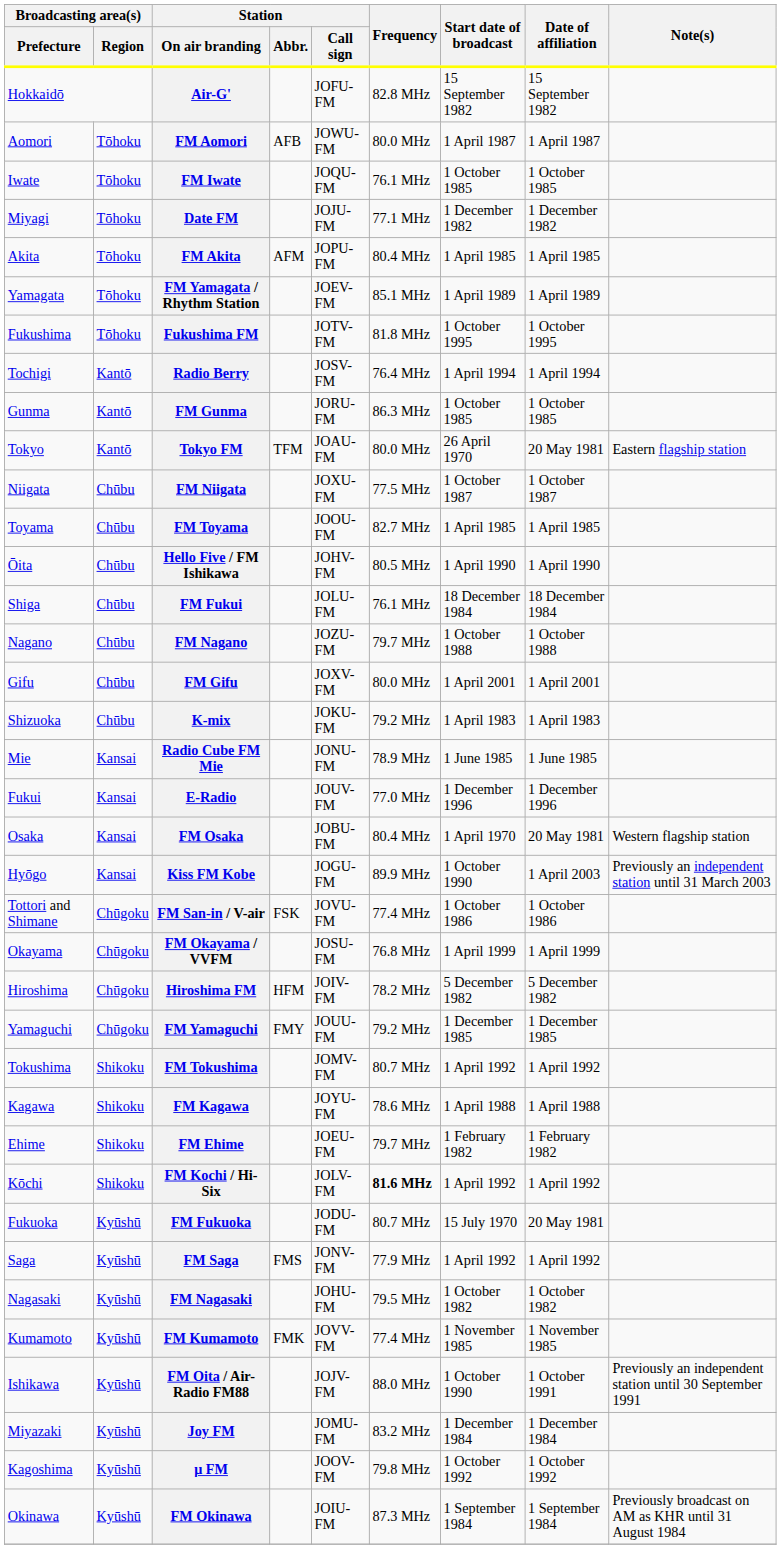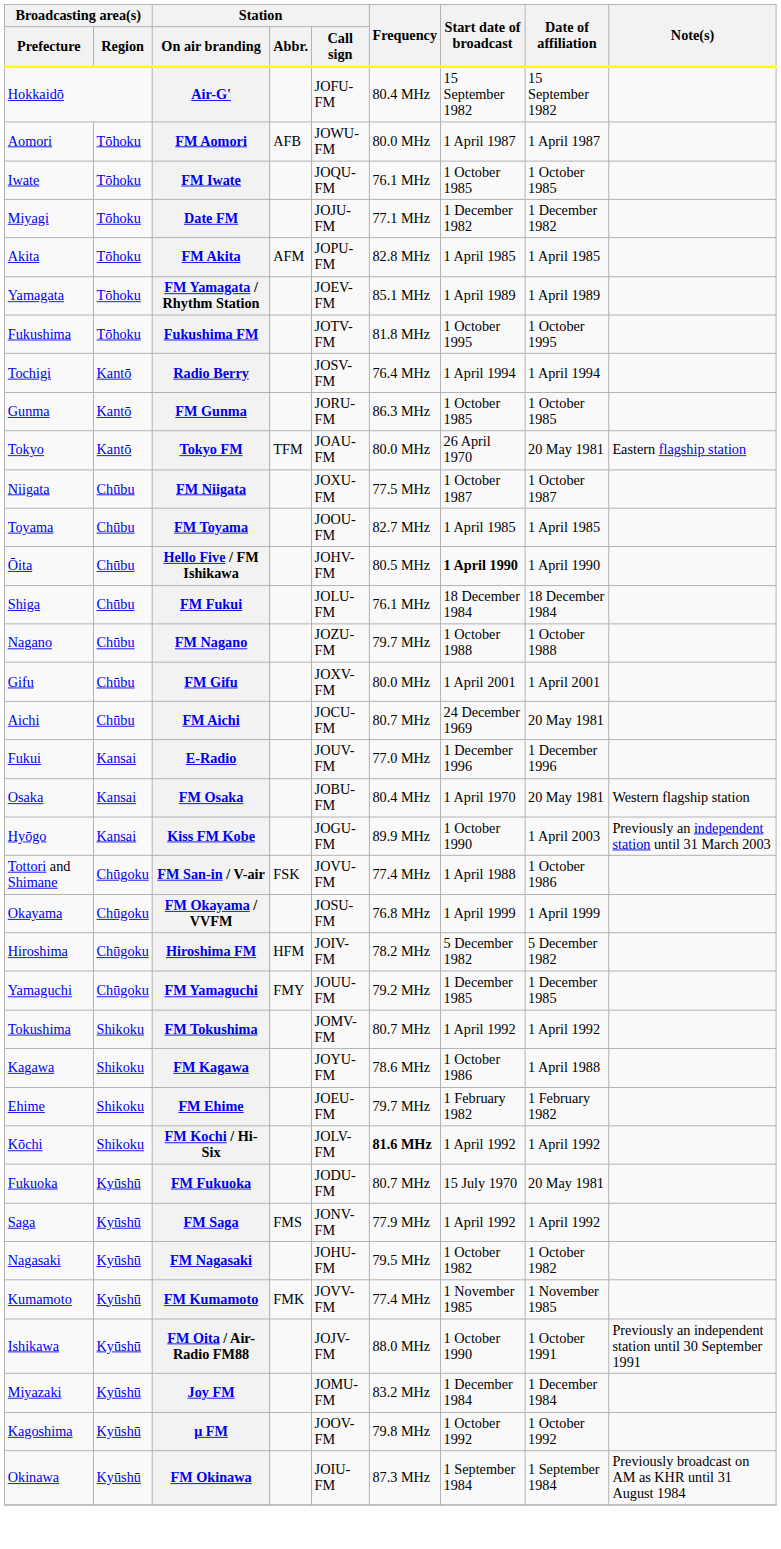(401, 94) 82.8 MHz -> (401, 94) 80.4 MHz
(401, 257) 80.4 MHz -> (401, 257) 82.8 MHz
(480, 566) normal -> (481, 566) bold
- row: (211, 720)
+ row: (211, 720)
- row: (211, 759)
(472, 913) 1 October 1986 -> (480, 874) 1 April 1988
(480, 1106) 1 April 1988 -> (472, 1067) 1 October 1986
